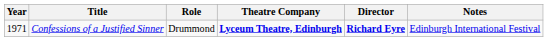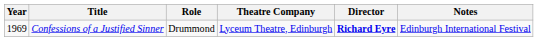(17, 28) 1971 -> (17, 28) 1969
(281, 28) bold -> (276, 28) normal
